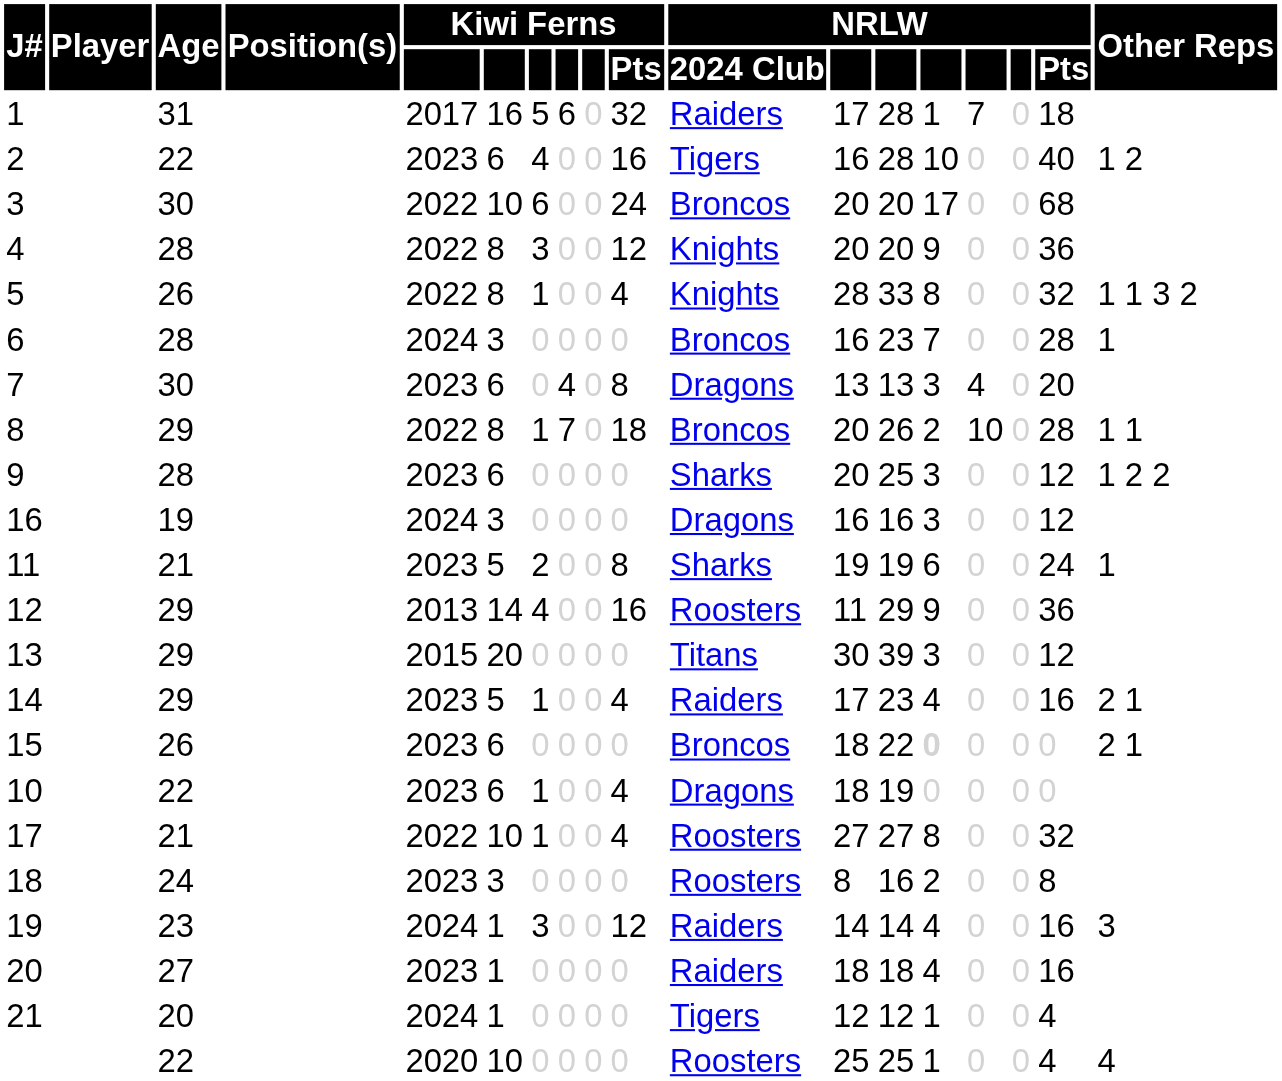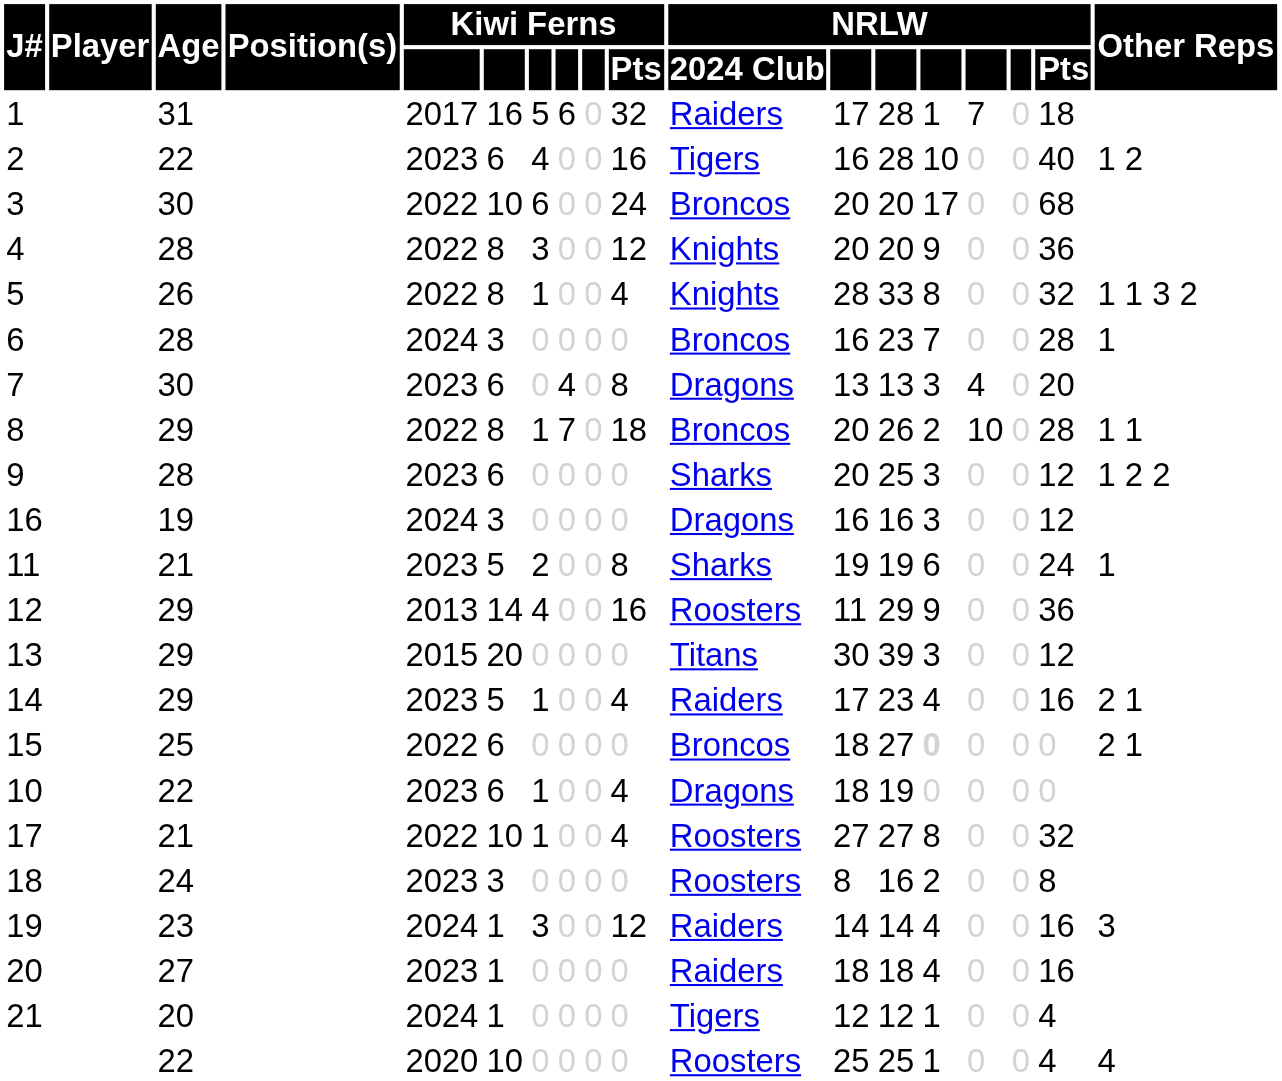(176, 745) 26 -> (176, 745) 25
(442, 745) 2023 -> (442, 745) 2022
(896, 745) 22 -> (896, 745) 27
